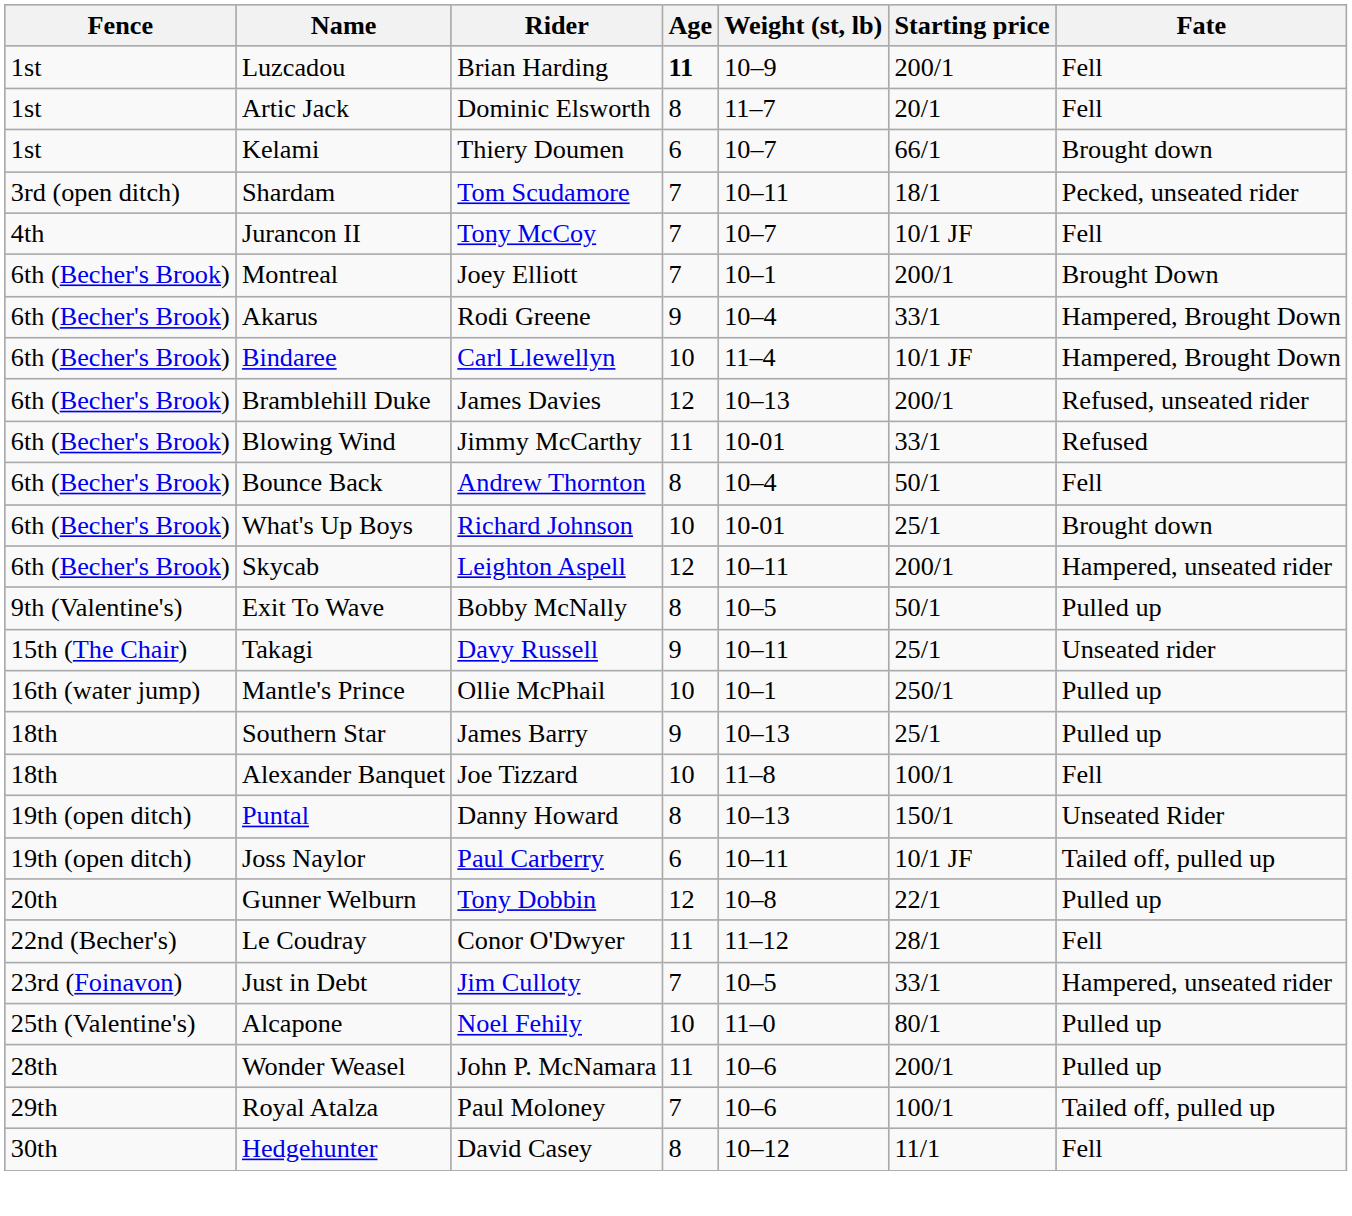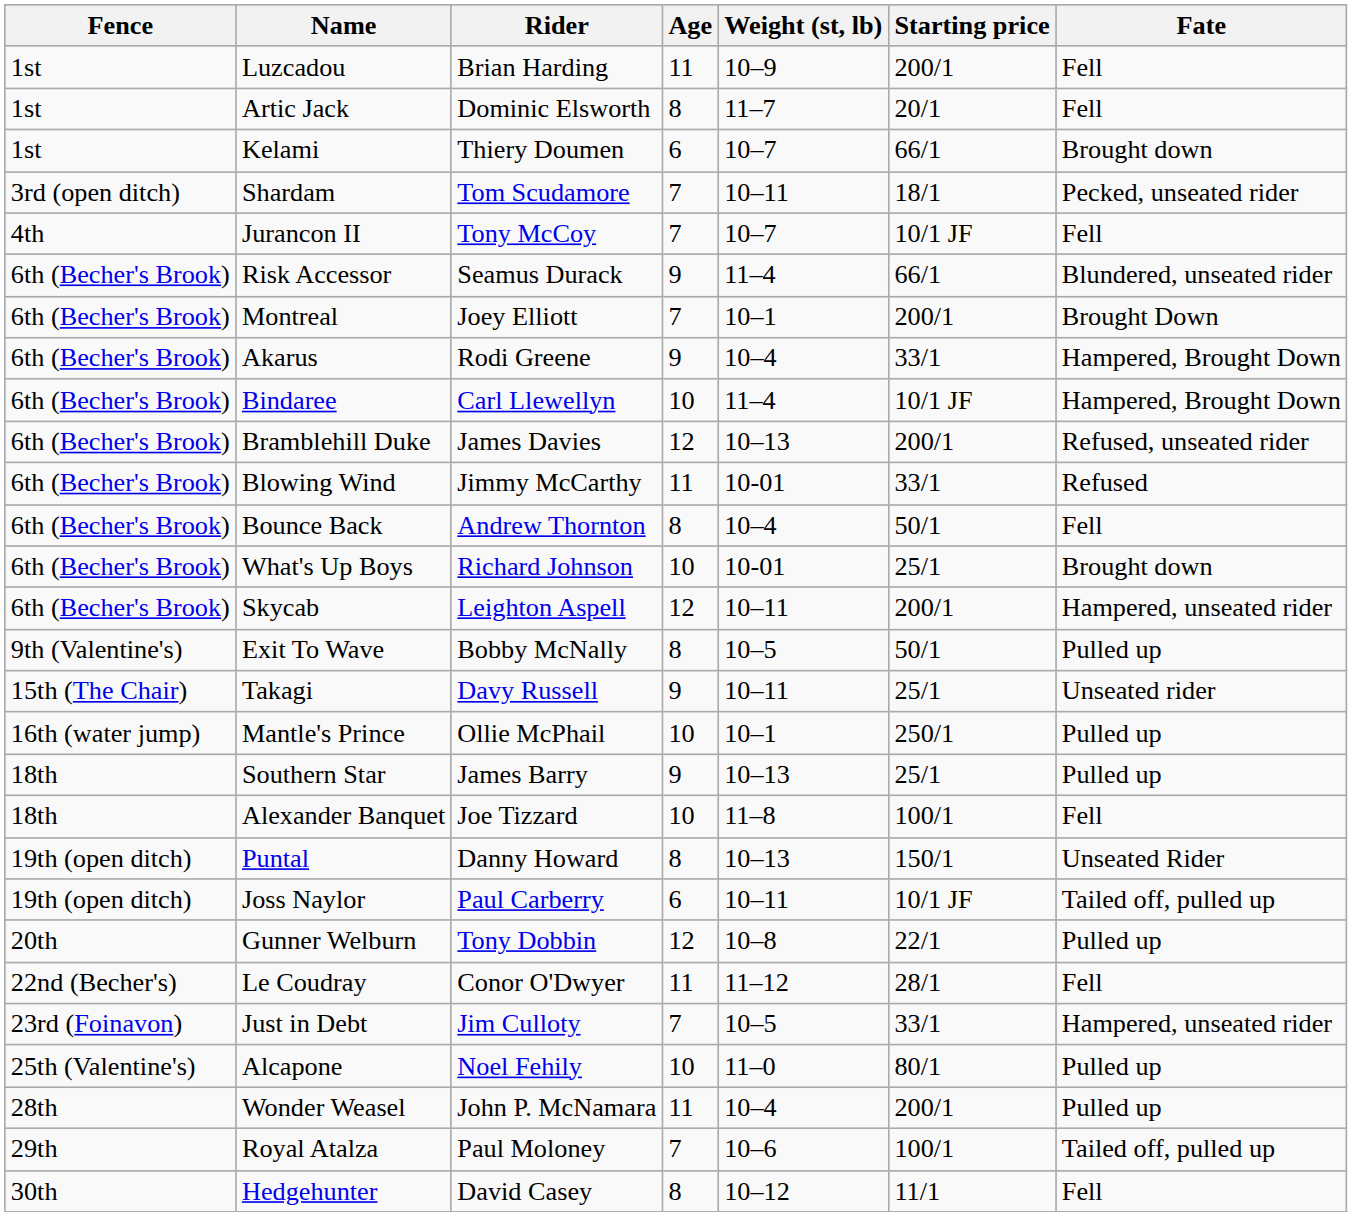(681, 66) bold -> (681, 66) normal
+ row: (317, 274)
(750, 1065) 10–6 -> (750, 1107) 10–4
